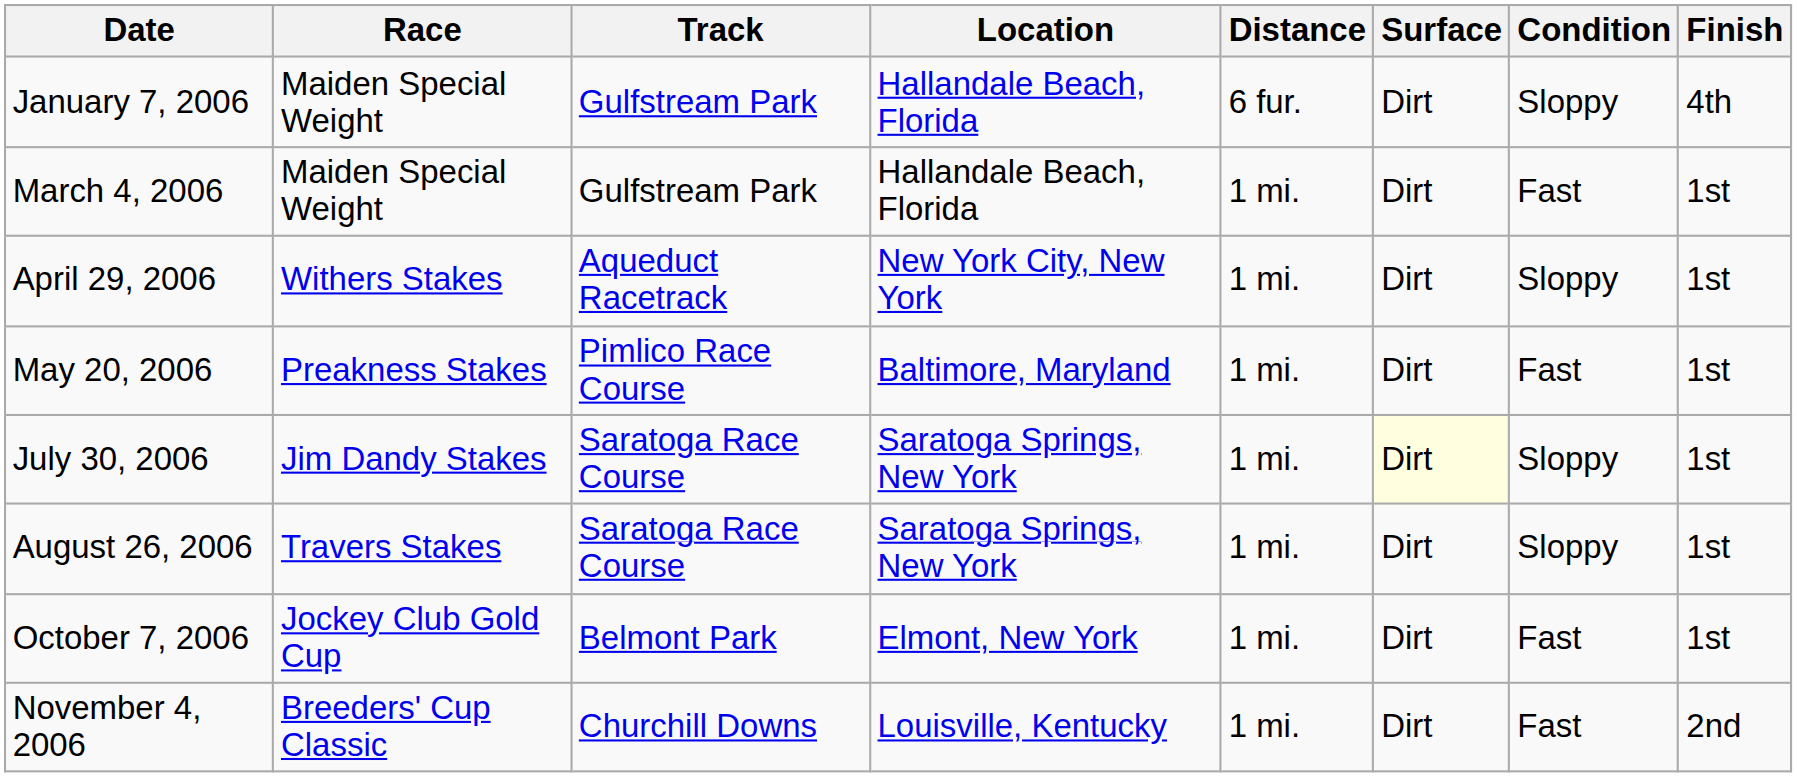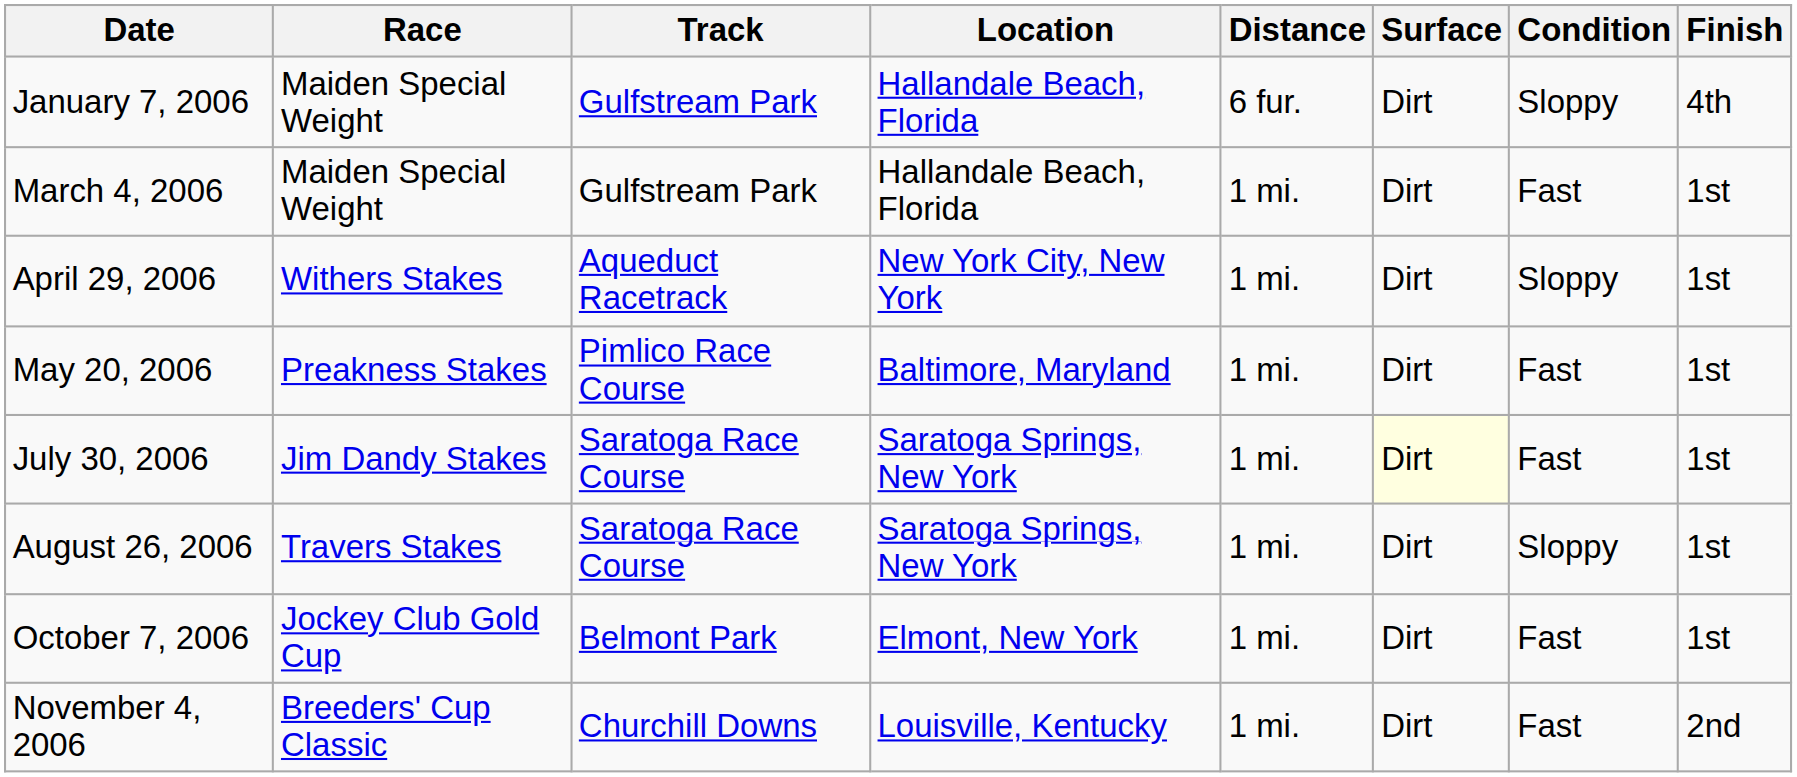(1568, 458) Sloppy -> (1549, 458) Fast
